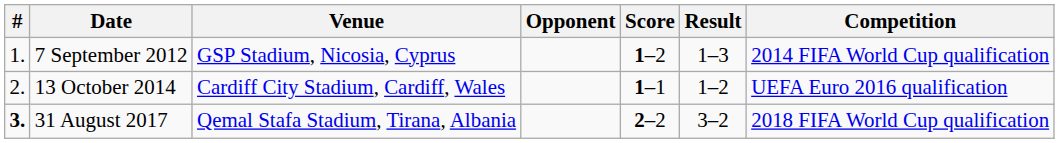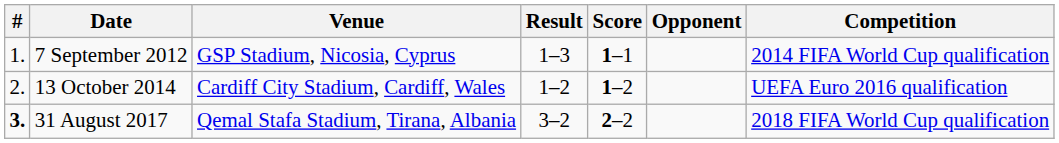columns swapped: (571, 21) <-> (713, 21)
(650, 54) 1–2 -> (617, 54) 1–1
(650, 87) 1–1 -> (617, 87) 1–2
